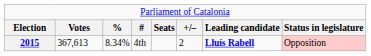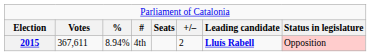(73, 43) 367,613 -> (73, 43) 367,611
(117, 43) 8.34% -> (117, 43) 8.94%
